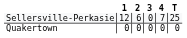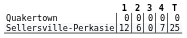rows swapped: (60, 18) <-> (32, 28)
